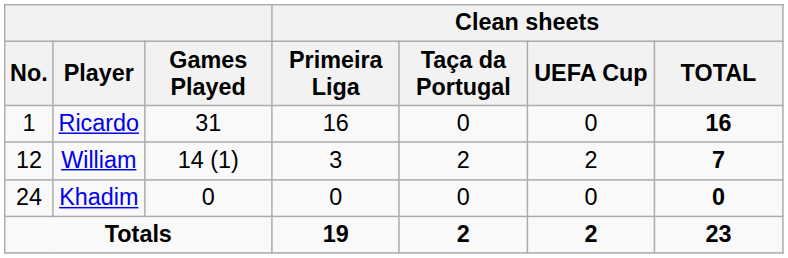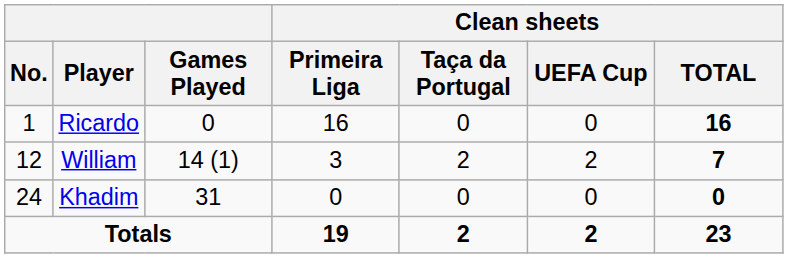(208, 123) 31 -> (208, 123) 0
(208, 197) 0 -> (208, 197) 31
